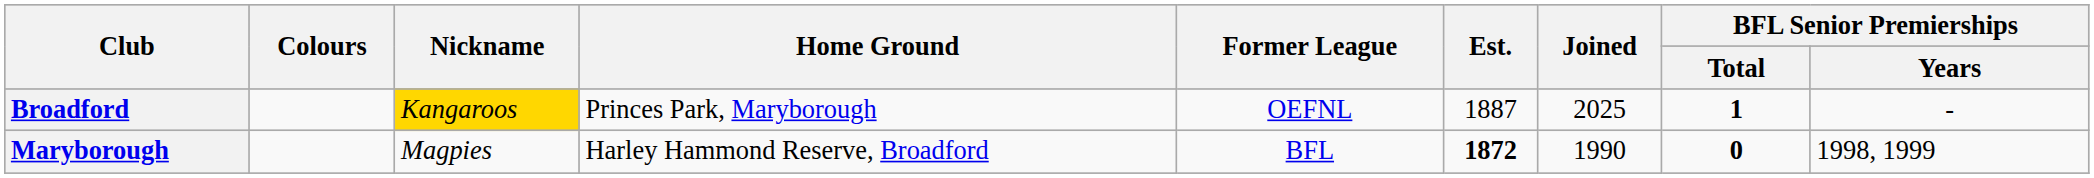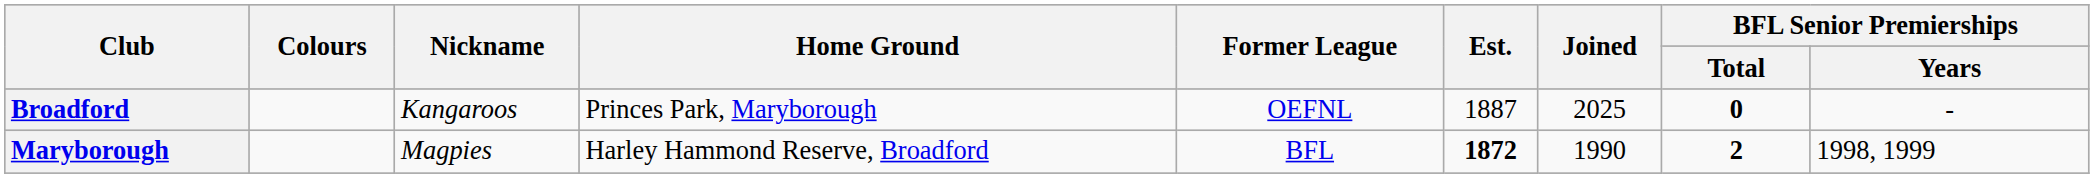(459, 109) gold background -> (459, 109) no background
(1736, 109) 1 -> (1736, 109) 0
(1736, 151) 0 -> (1736, 151) 2
